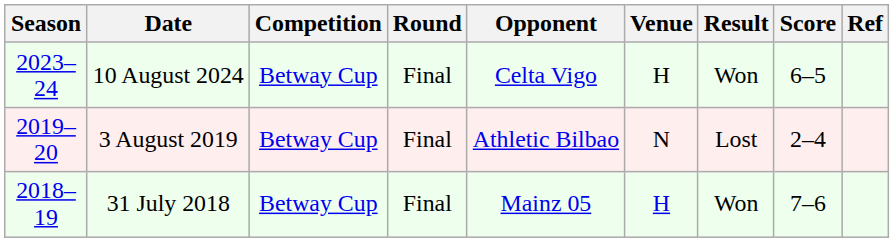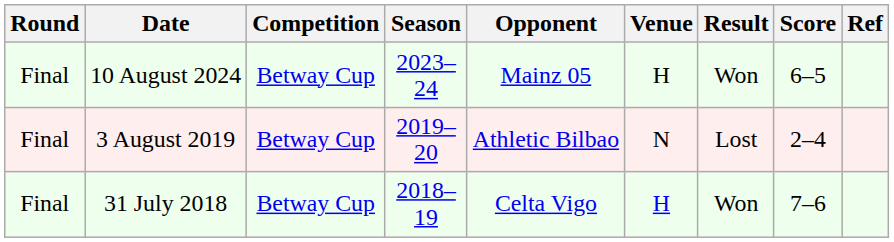columns swapped: (46, 23) <-> (427, 23)
(546, 74) Celta Vigo -> (546, 74) Mainz 05
(546, 203) Mainz 05 -> (546, 203) Celta Vigo
